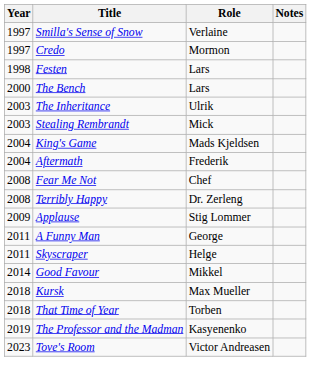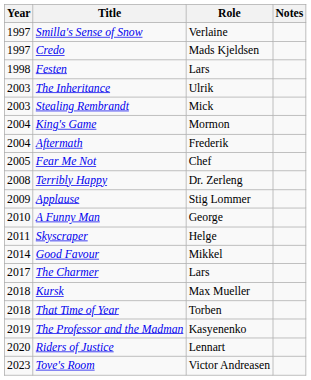(209, 50) Mormon -> (224, 50) Mads Kjeldsen
- row: (61, 87)
(224, 143) Mads Kjeldsen -> (209, 124) Mormon
(19, 180) 2008 -> (19, 161) 2005
(19, 236) 2011 -> (19, 217) 2010
+ row: (67, 273)
+ row: (75, 347)
